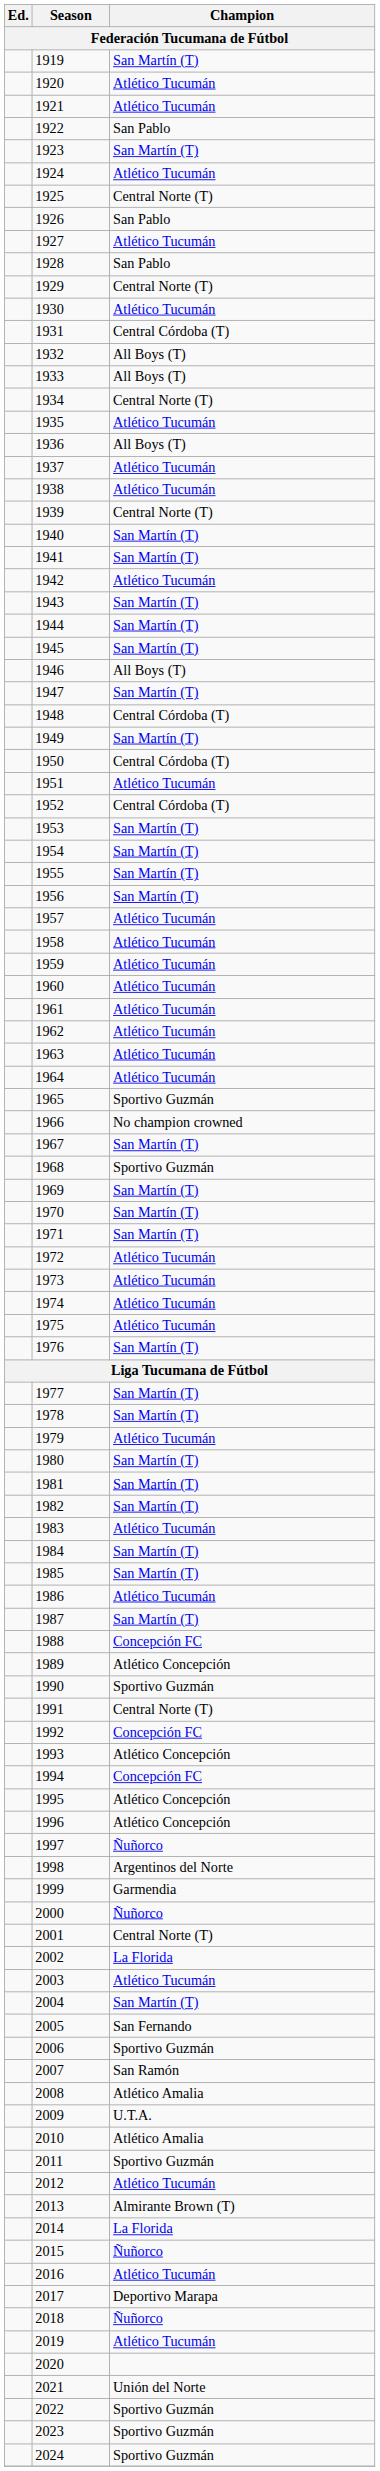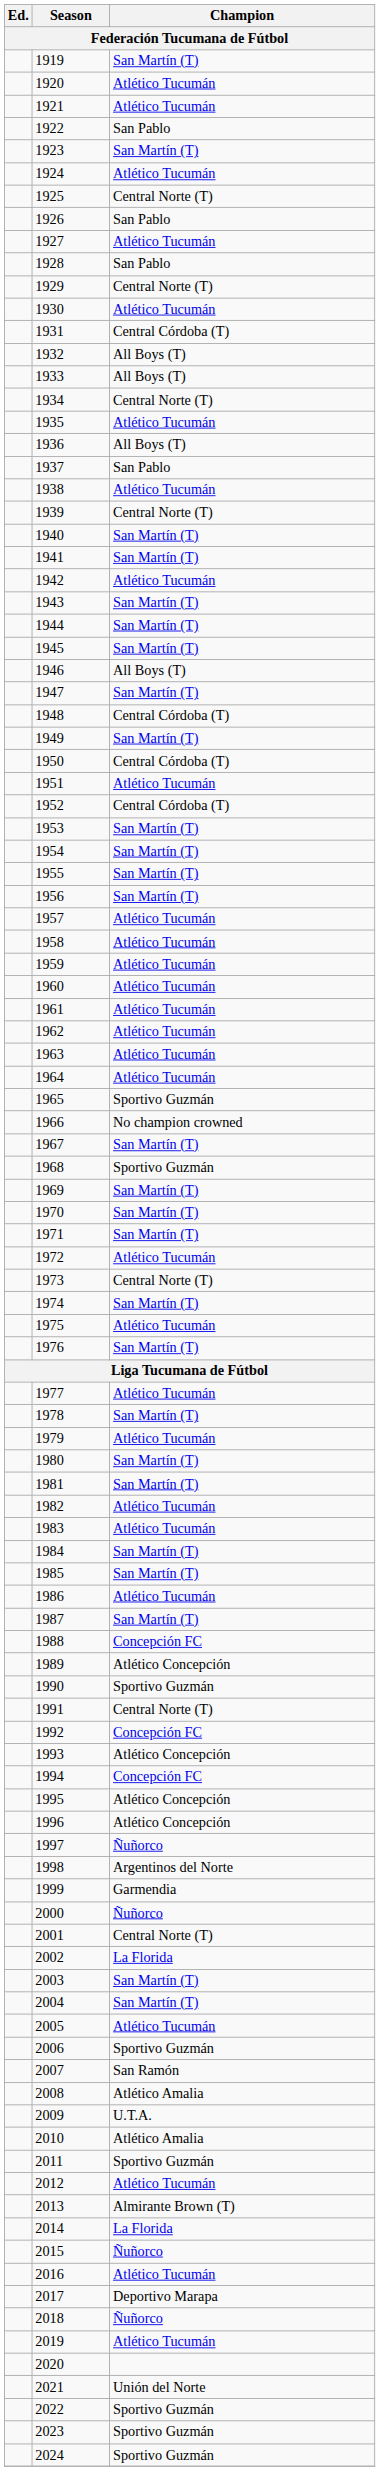(164, 467) Atlético Tucumán -> (142, 467) San Pablo
(164, 1280) Atlético Tucumán -> (163, 1280) Central Norte (T)
(164, 1303) Atlético Tucumán -> (156, 1303) San Martín (T)
(156, 1393) San Martín (T) -> (164, 1393) Atlético Tucumán
(156, 1506) San Martín (T) -> (164, 1506) Atlético Tucumán
(164, 1980) Atlético Tucumán -> (156, 1980) San Martín (T)
(152, 2025) San Fernando -> (164, 2025) Atlético Tucumán
